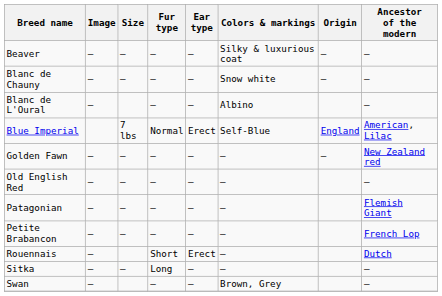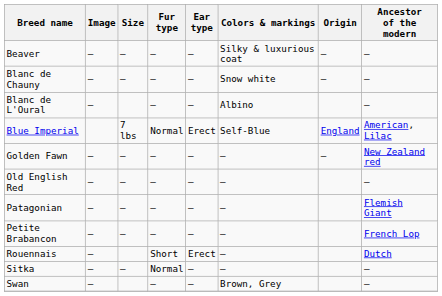(161, 269) Long -> (167, 269) Normal
